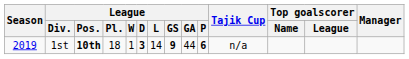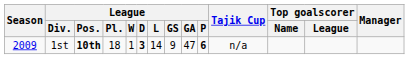(25, 45) 2019 -> (25, 45) 2009
(173, 45) bold -> (173, 45) normal
(190, 45) 44 -> (190, 45) 47
